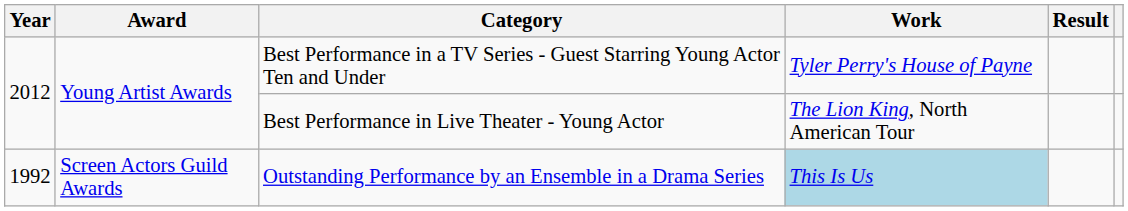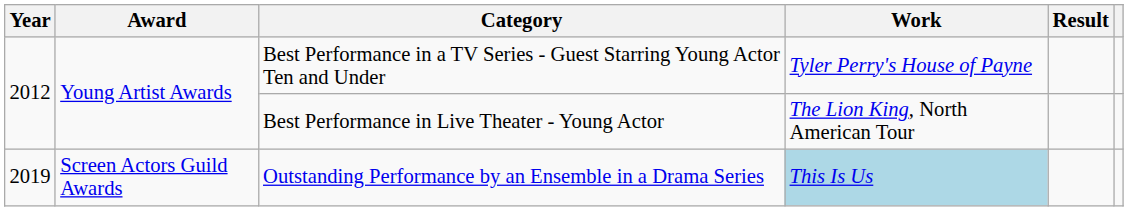(30, 177) 1992 -> (30, 177) 2019
